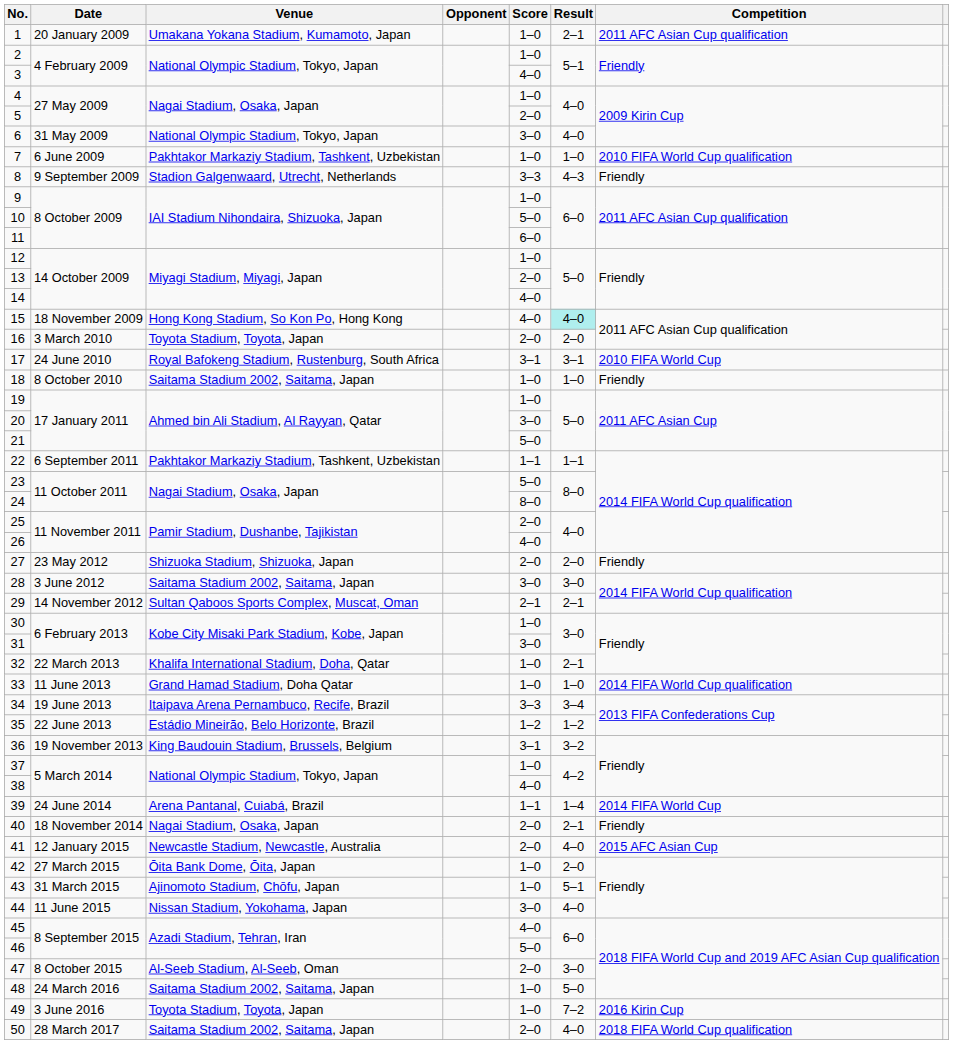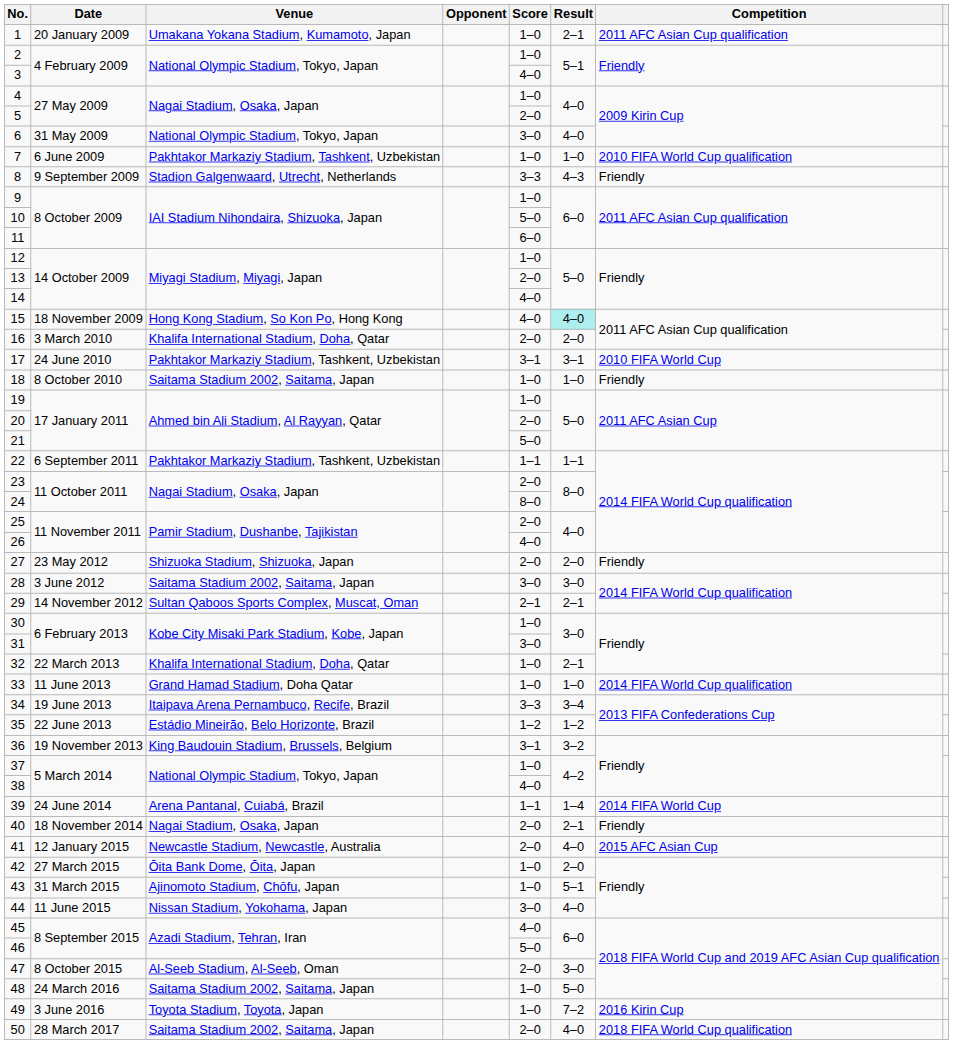(236, 339) Toyota Stadium, Toyota, Japan -> (269, 339) Khalifa International Stadium, Doha, Qatar
(294, 359) Royal Bafokeng Stadium, Rustenburg, South Africa -> (294, 359) Pakhtakor Markaziy Stadium, Tashkent, Uzbekistan
(530, 420) 3–0 -> (530, 420) 2–0
(530, 481) 5–0 -> (530, 481) 2–0
